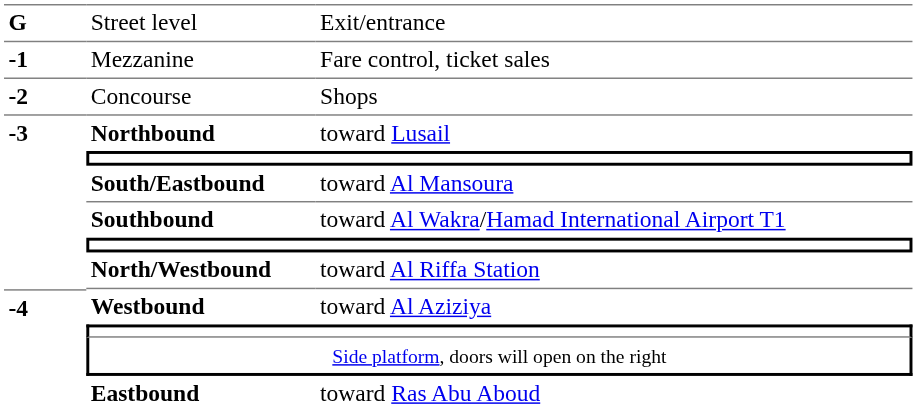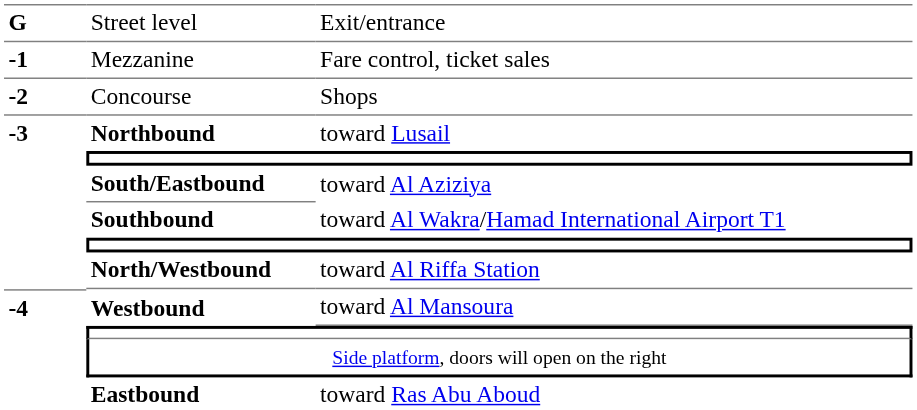(417, 183) toward Al Mansoura -> (406, 183) toward Al Aziziya
(406, 306) toward Al Aziziya -> (417, 306) toward Al Mansoura
